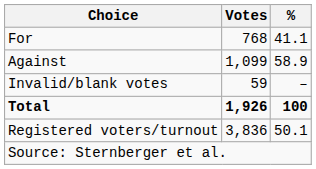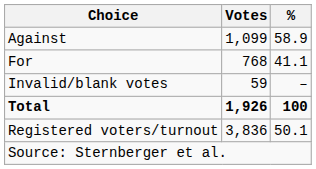rows swapped: (21, 39) <-> (37, 62)
